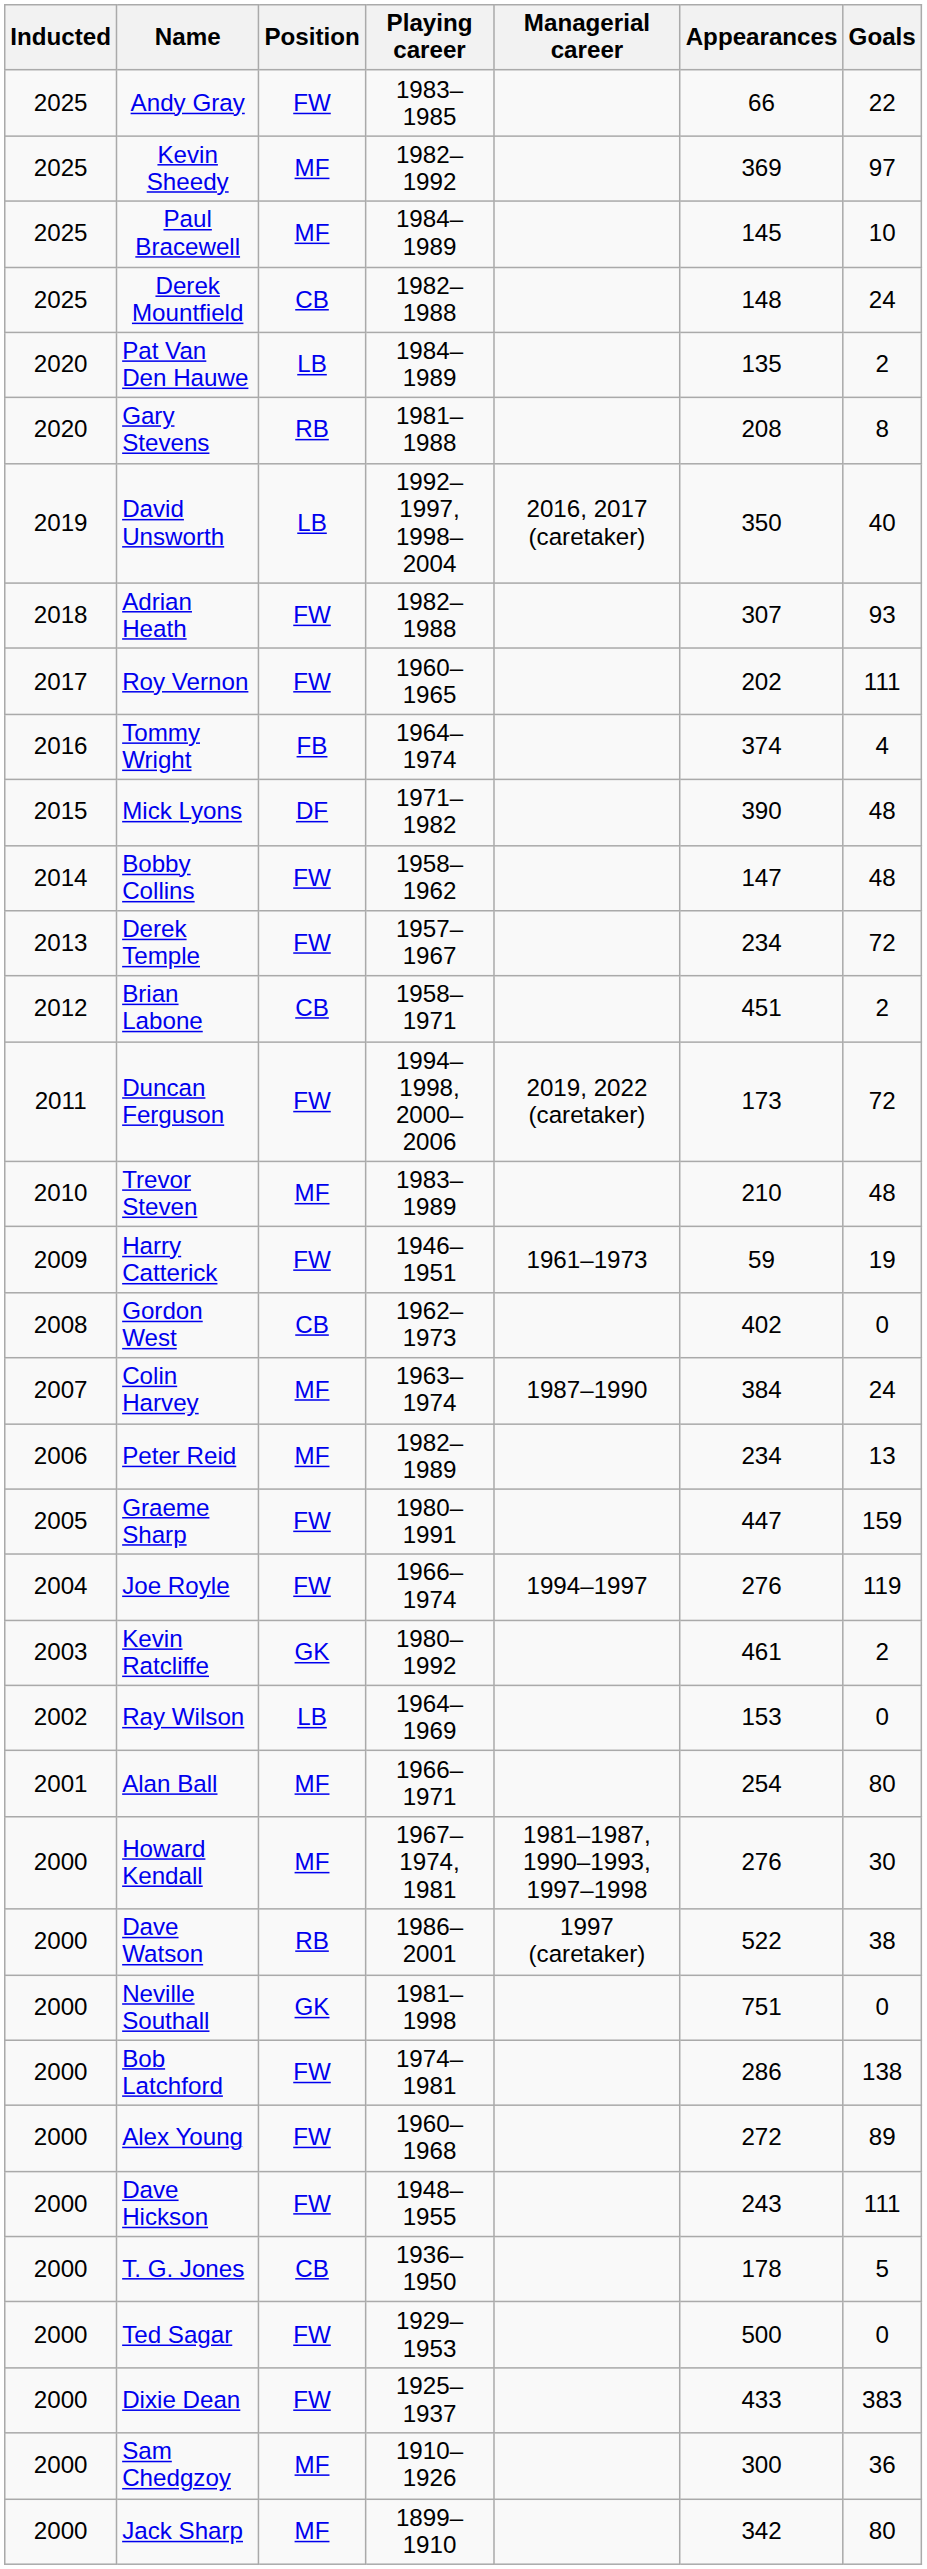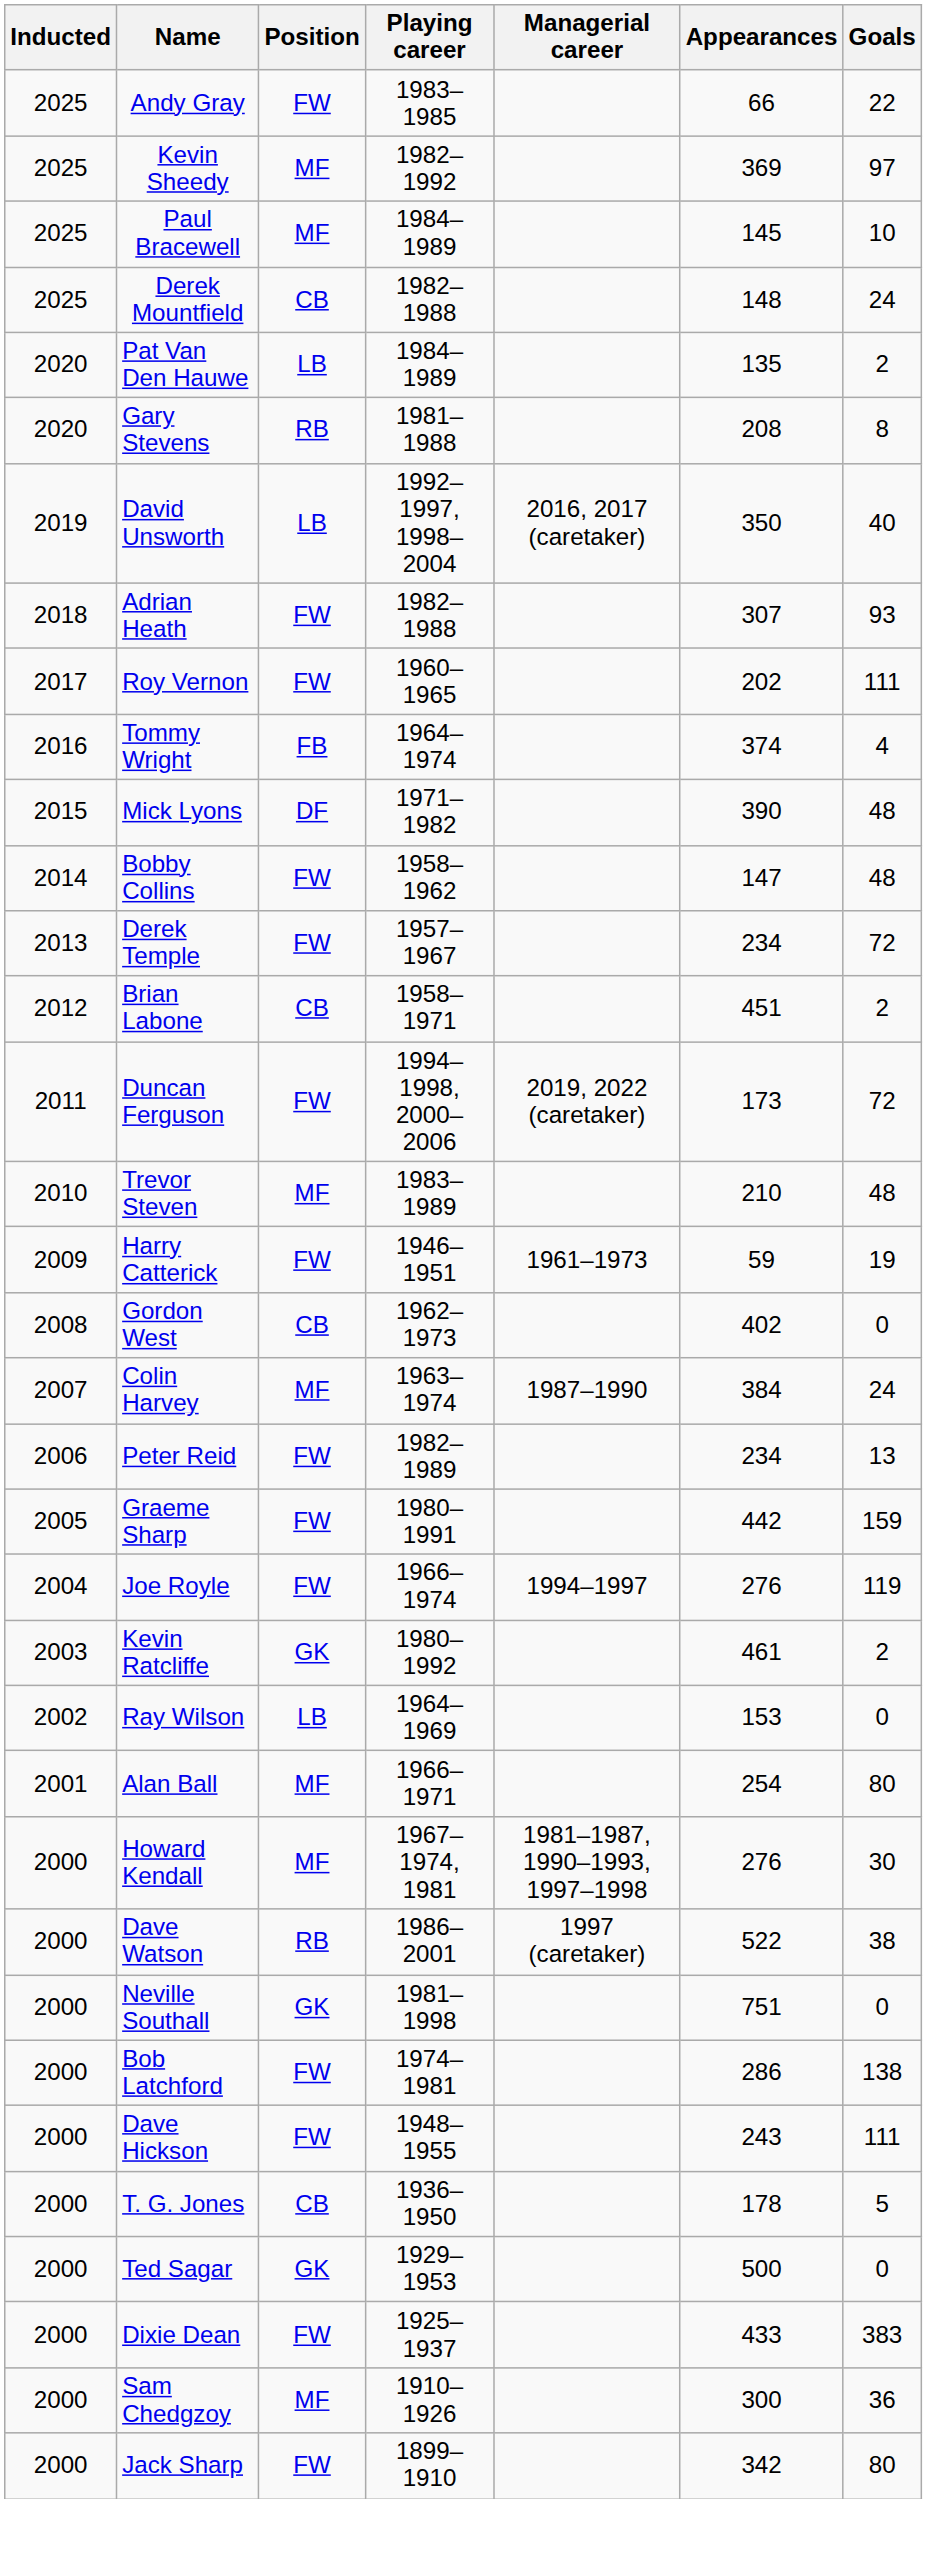(312, 1455) MF -> (312, 1455) FW
(762, 1521) 447 -> (762, 1521) 442
- row: (183, 2138)
(312, 2334) FW -> (312, 2269) GK
(312, 2531) MF -> (312, 2465) FW
